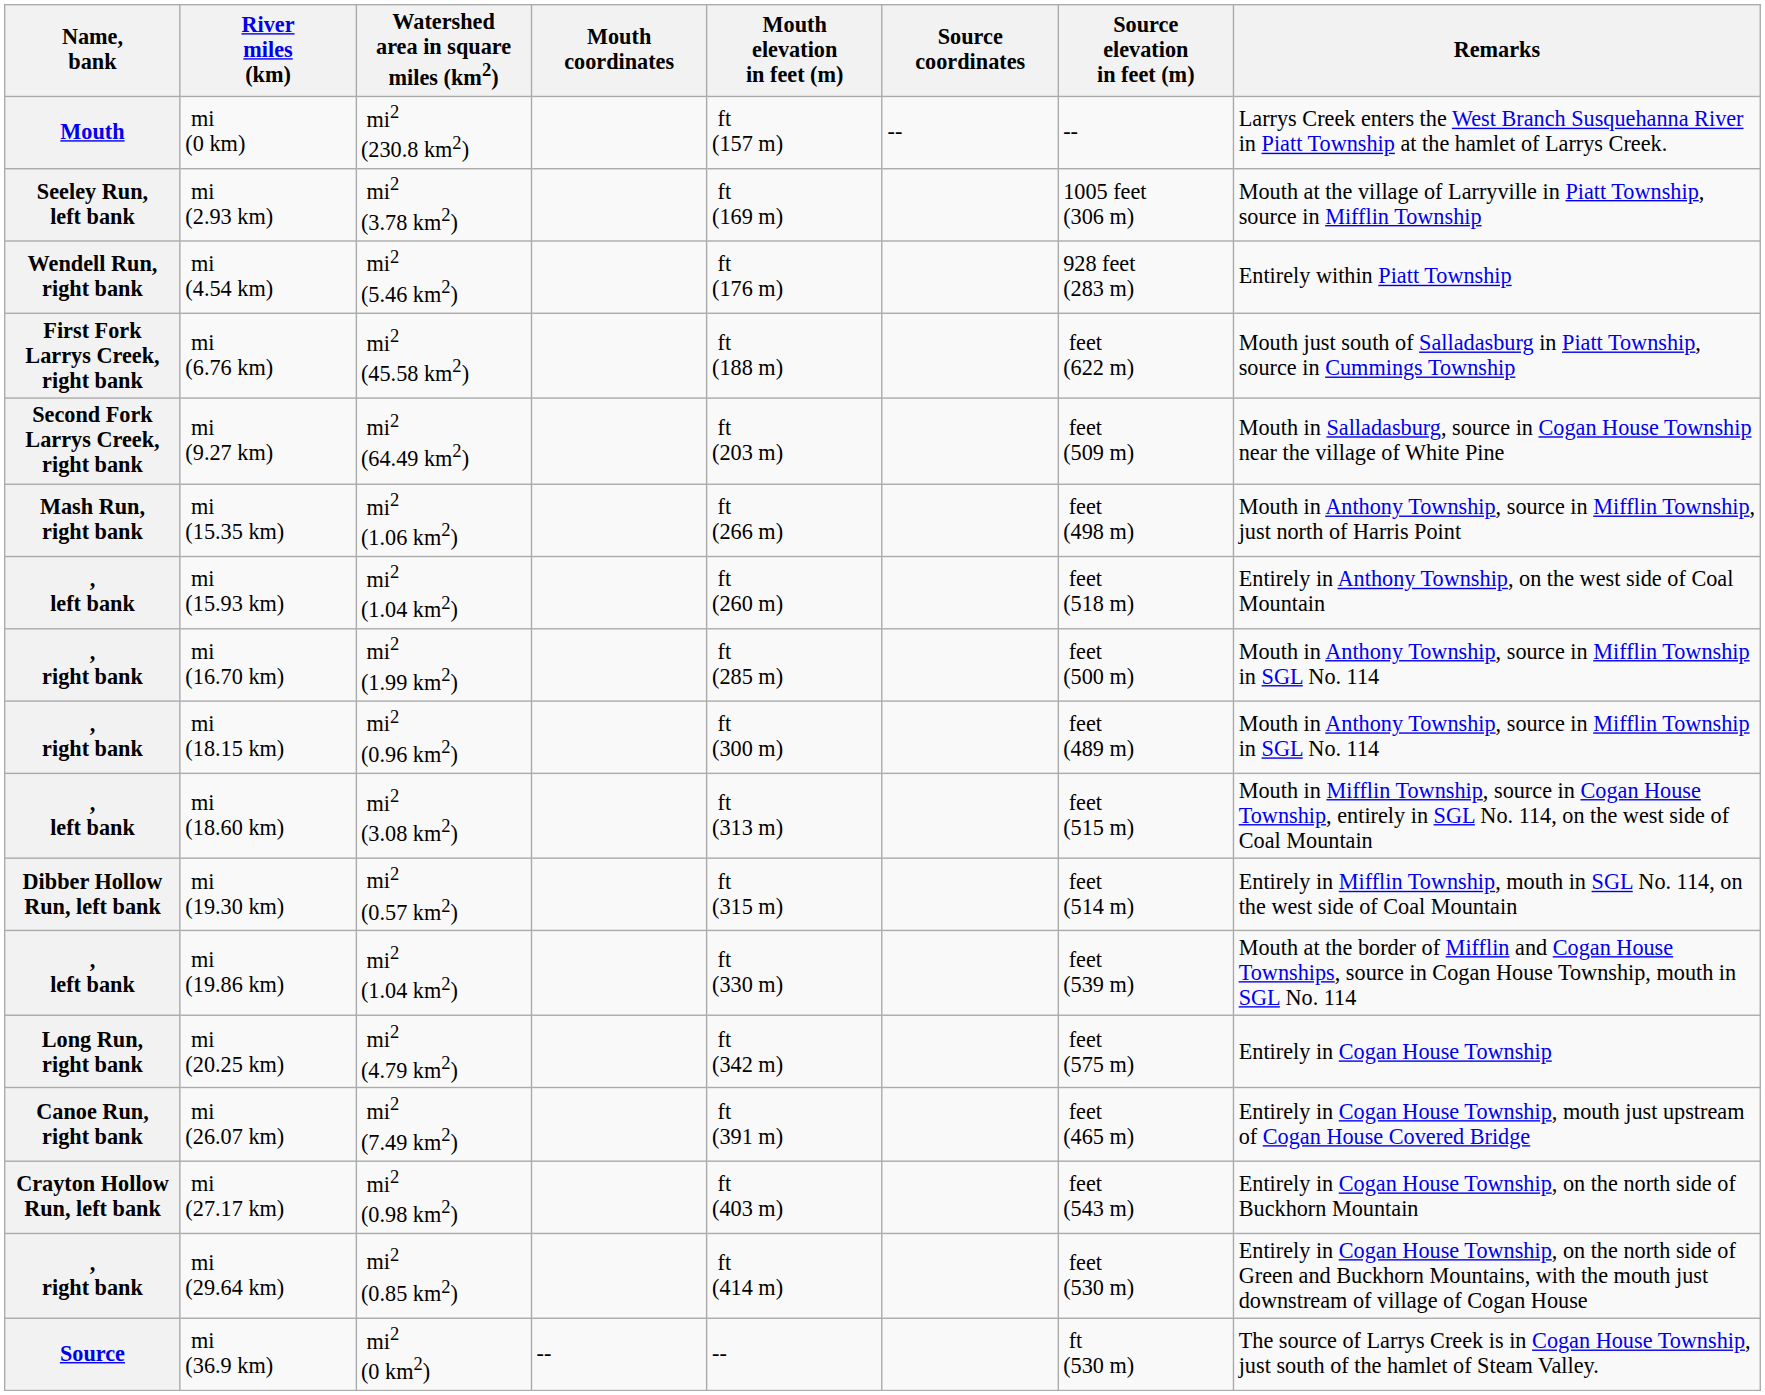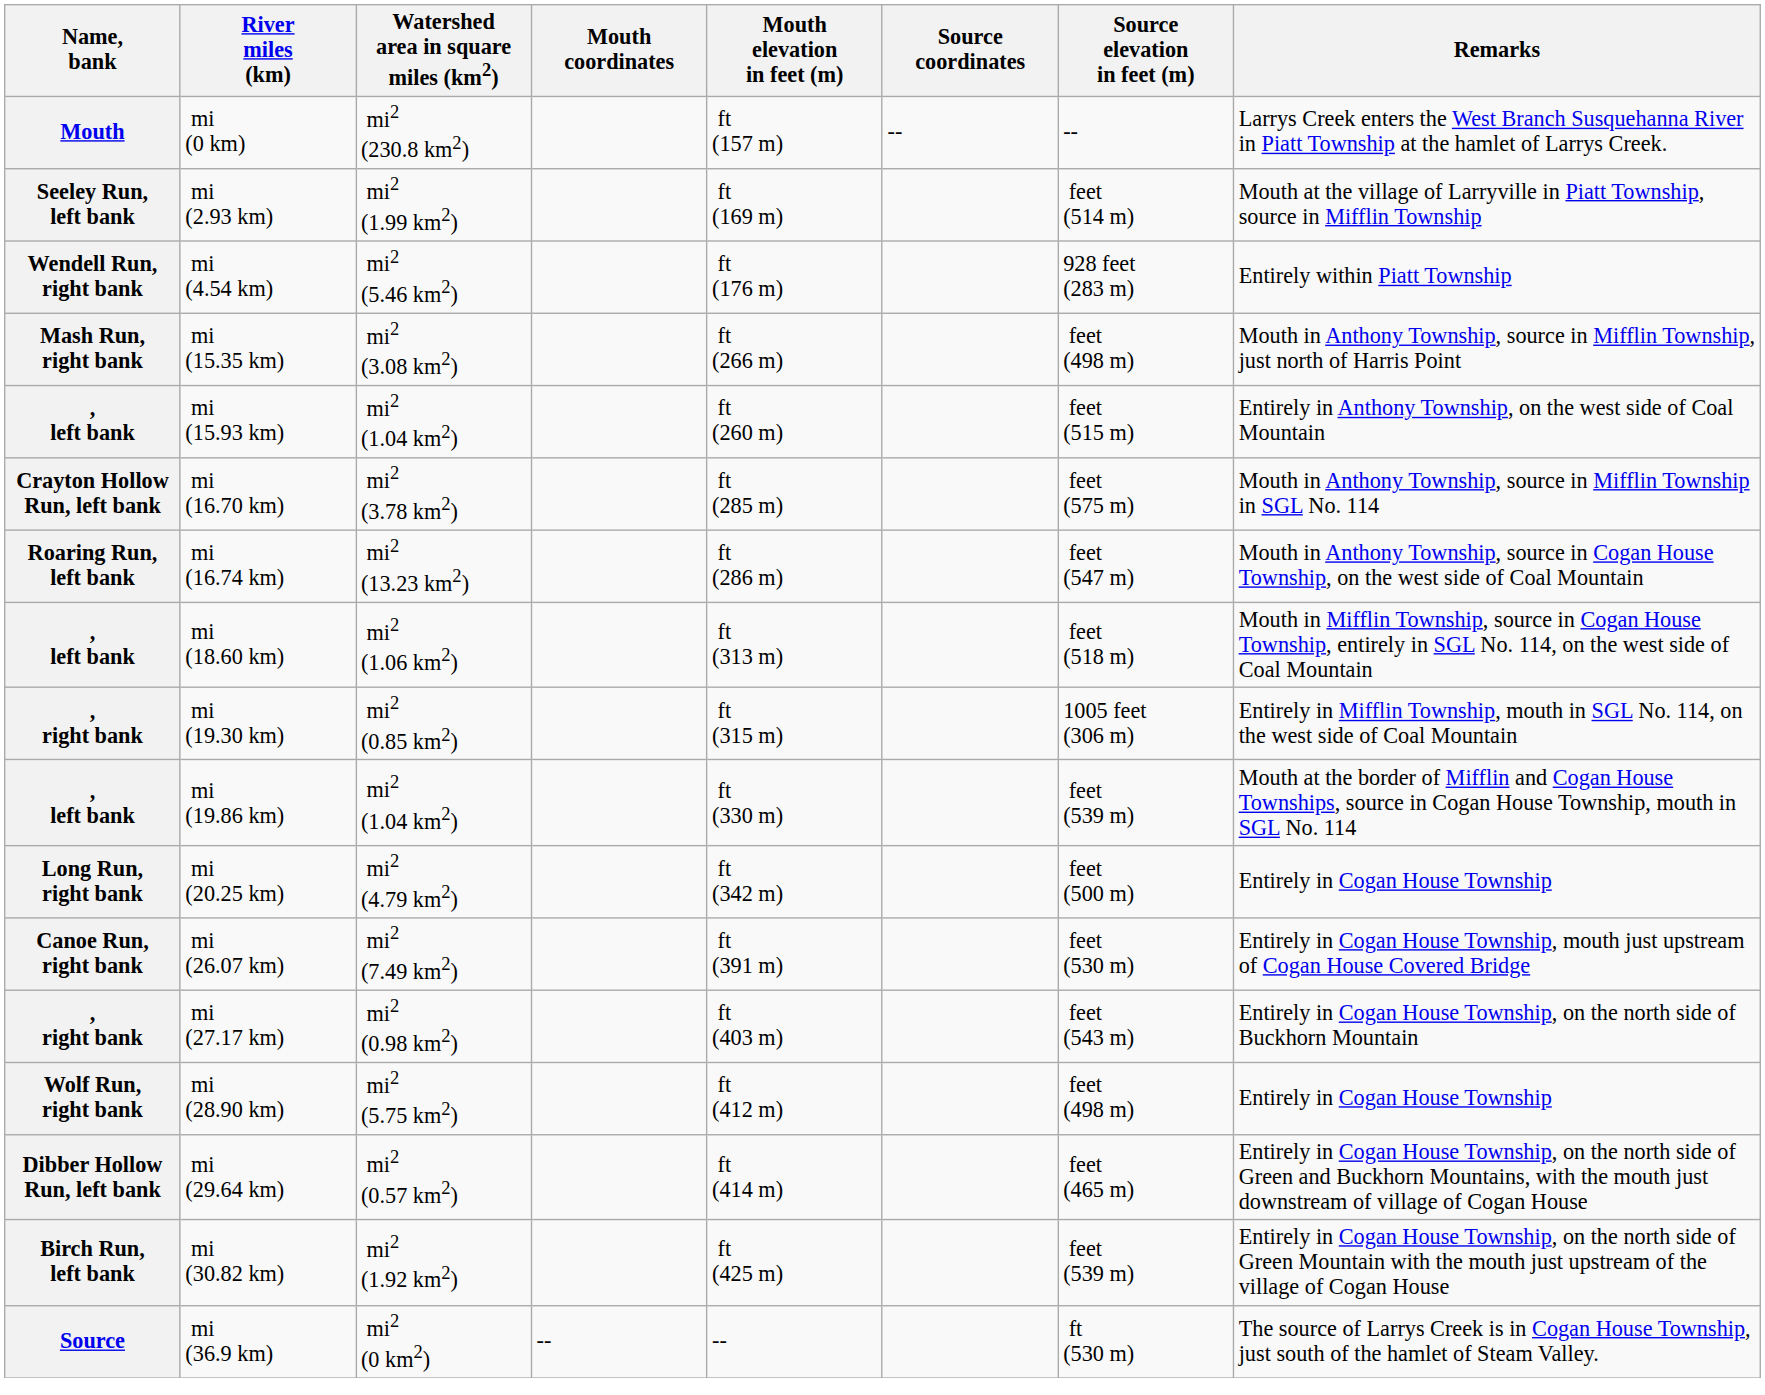(409, 204) mi2 (3.78 km2) -> (409, 204) mi2 (1.99 km2)
(1105, 204) 1005 feet (306 m) -> (1099, 204) feet (514 m)
- row: (229, 355)
- row: (229, 440)
(409, 519) mi2 (1.06 km2) -> (409, 348) mi2 (3.08 km2)
(1099, 591) feet (518 m) -> (1099, 421) feet (515 m)
(92, 664) , right bank -> (92, 493) Crayton Hollow Run, left bank
(409, 664) mi2 (1.99 km2) -> (409, 493) mi2 (3.78 km2)
(1099, 664) feet (500 m) -> (1099, 493) feet (575 m)
+ row: (235, 565)
- row: (235, 736)
(409, 815) mi2 (3.08 km2) -> (409, 644) mi2 (1.06 km2)
(1099, 815) feet (515 m) -> (1099, 644) feet (518 m)
(92, 894) Dibber Hollow Run, left bank -> (92, 723) , right bank
(409, 894) mi2 (0.57 km2) -> (409, 723) mi2 (0.85 km2)
(1099, 894) feet (514 m) -> (1105, 723) 1005 feet (306 m)
(1099, 1051) feet (575 m) -> (1099, 881) feet (500 m)
(1099, 1124) feet (465 m) -> (1099, 953) feet (530 m)
(92, 1196) Crayton Hollow Run, left bank -> (92, 1025) , right bank
+ row: (235, 1098)
(92, 1275) , right bank -> (92, 1176) Dibber Hollow Run, left bank
(409, 1275) mi2 (0.85 km2) -> (409, 1176) mi2 (0.57 km2)
(1099, 1275) feet (530 m) -> (1099, 1176) feet (465 m)
+ row: (235, 1262)
